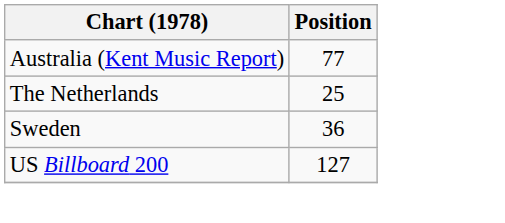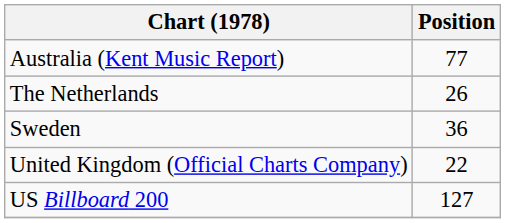(333, 93) 25 -> (457, 93) 26
+ row: (209, 164)
